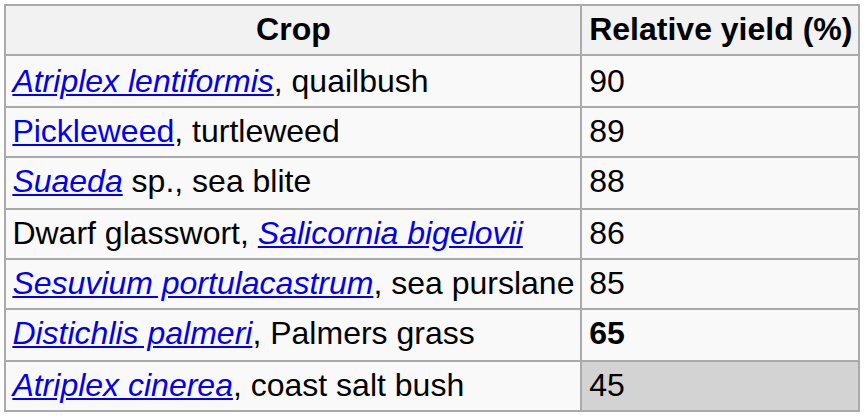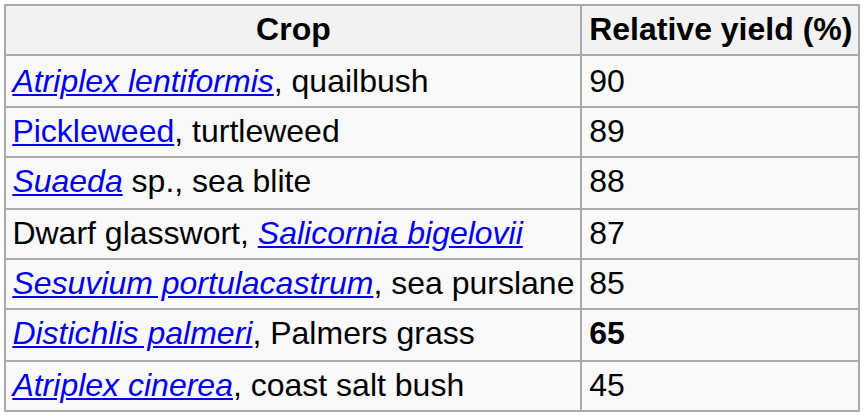(607, 232) 86 -> (607, 232) 87
(607, 385) lightgrey background -> (607, 385) no background
